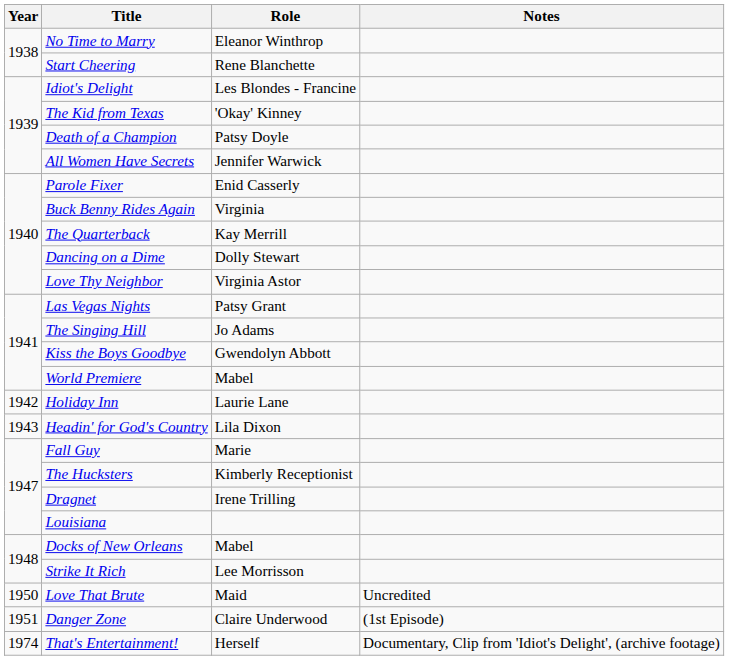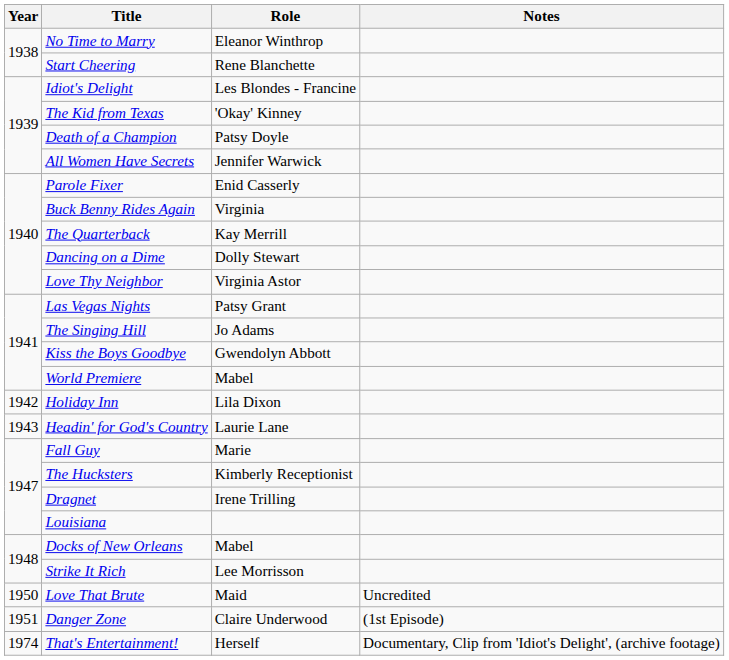(252, 402) Laurie Lane -> (248, 402) Lila Dixon
(248, 426) Lila Dixon -> (252, 426) Laurie Lane
